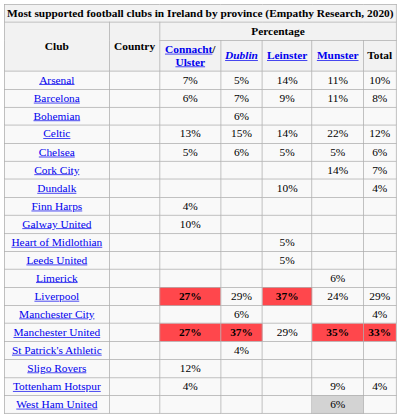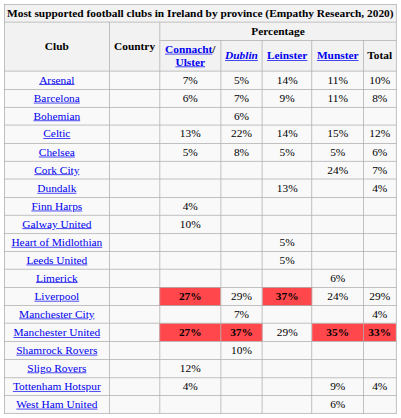(241, 134) 15% -> (241, 134) 22%
(338, 134) 22% -> (338, 134) 15%
(241, 152) 6% -> (241, 152) 8%
(338, 170) 14% -> (338, 170) 24%
(287, 188) 10% -> (287, 188) 13%
(241, 314) 6% -> (241, 314) 7%
- row: (57, 350)
+ row: (57, 350)
(338, 404) lightgrey background -> (338, 404) no background
